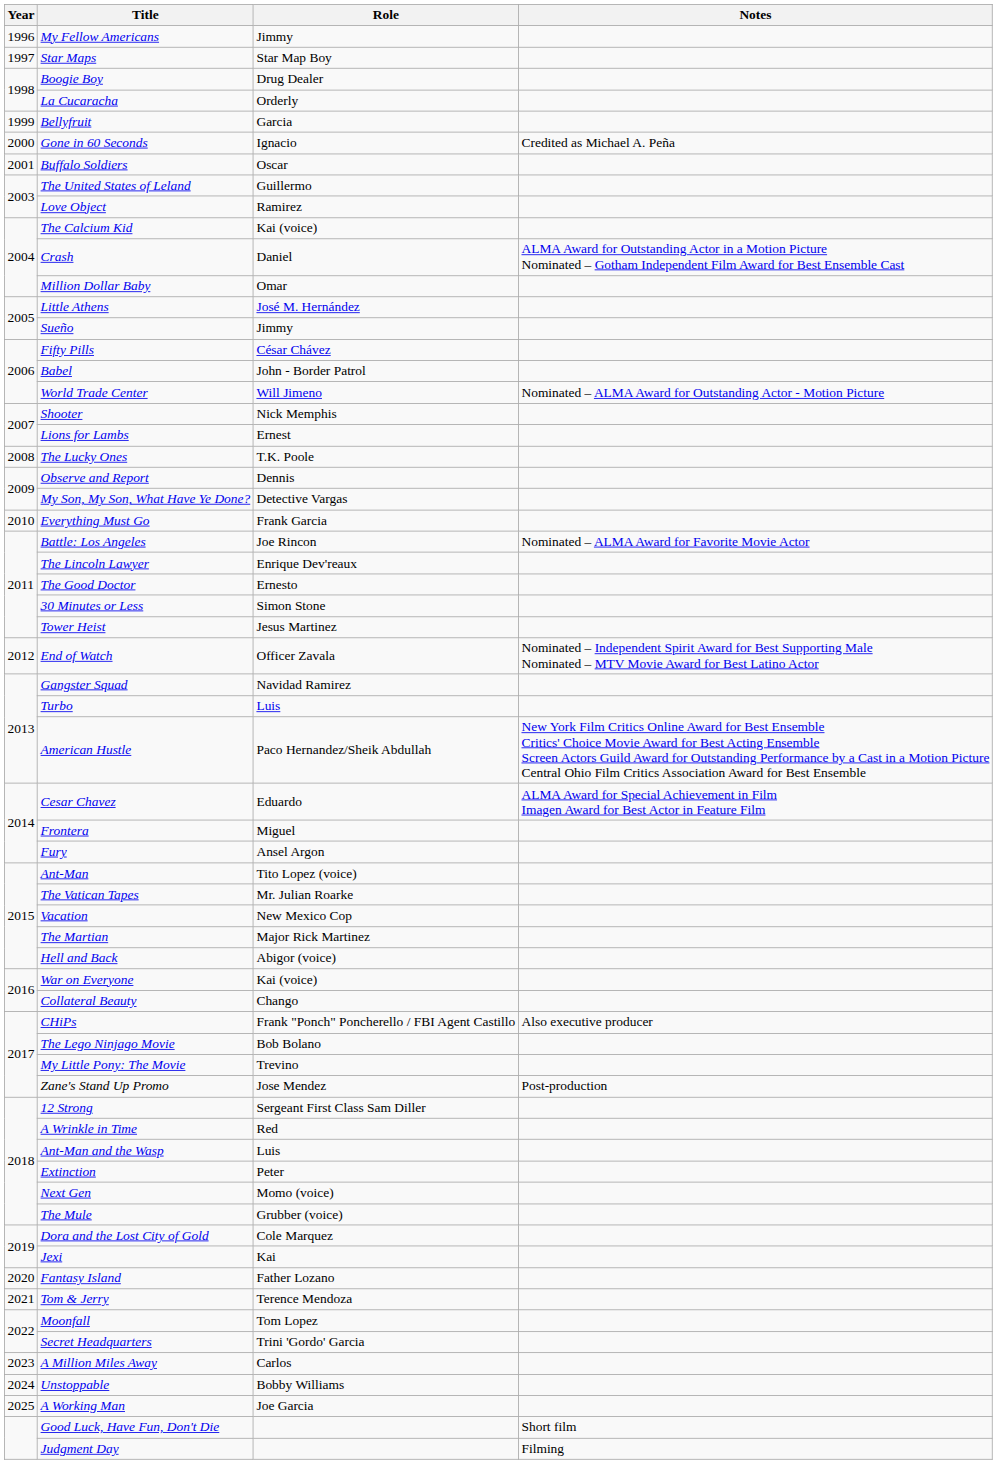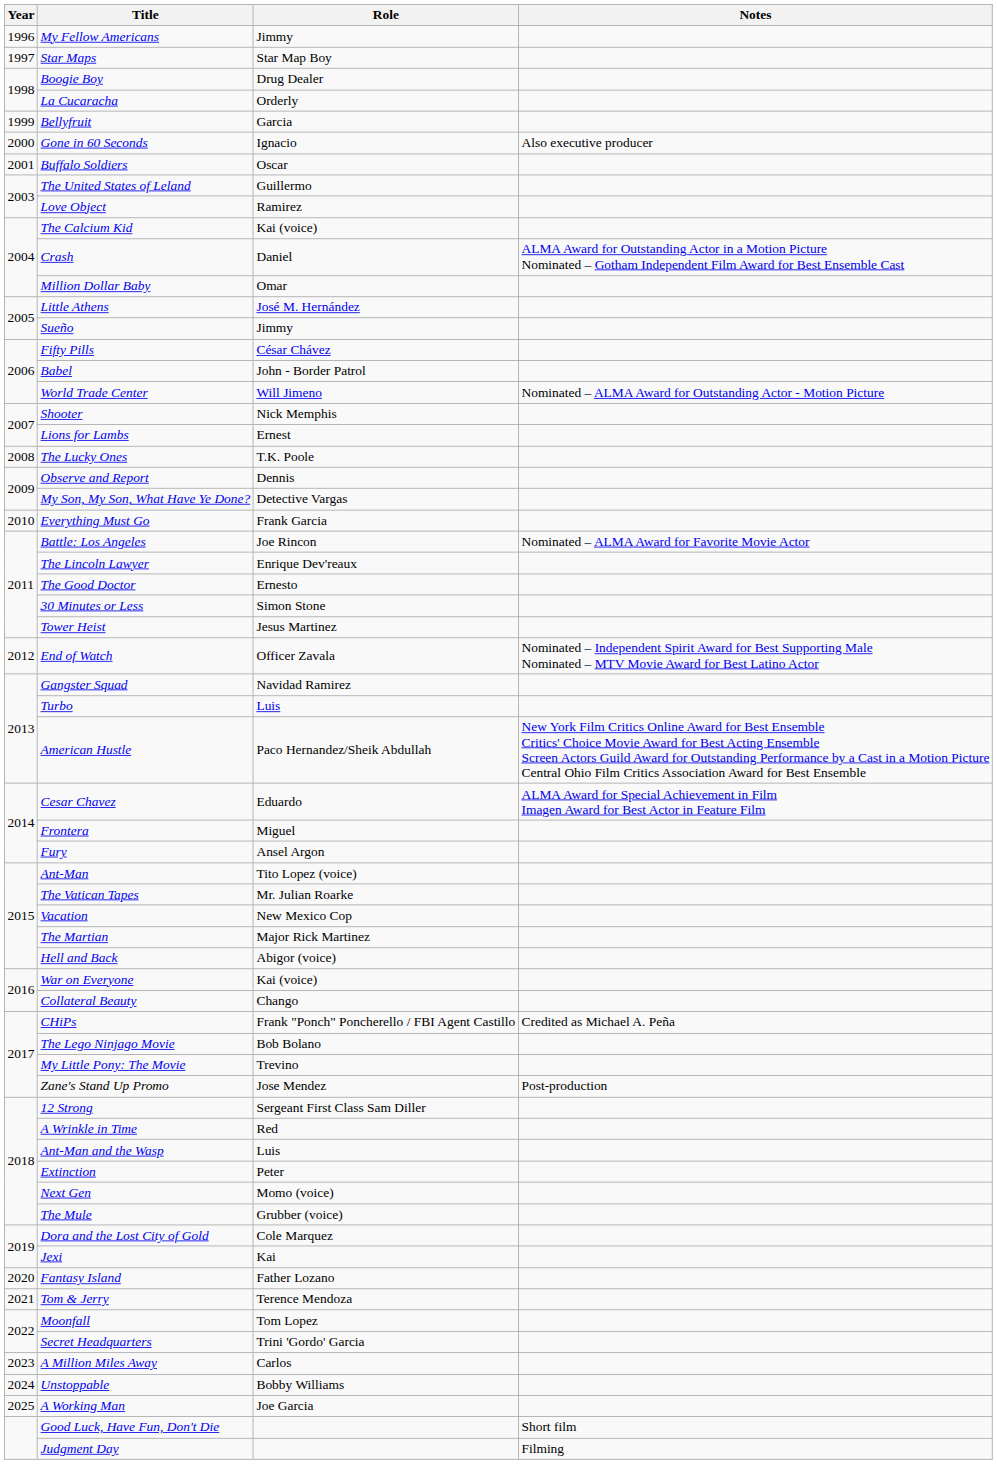(598, 143) Credited as Michael A. Peña -> (587, 143) Also executive producer
(587, 1022) Also executive producer -> (598, 1022) Credited as Michael A. Peña
